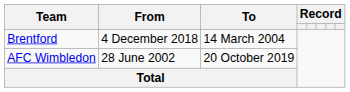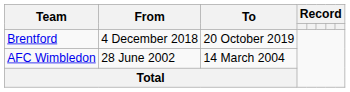(244, 39) 14 March 2004 -> (249, 39) 20 October 2019
(249, 58) 20 October 2019 -> (244, 58) 14 March 2004
